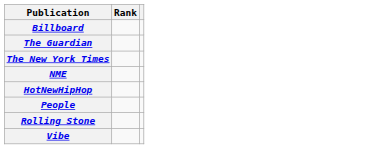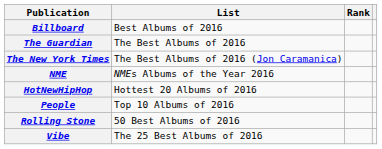+ column: (228, 12)
